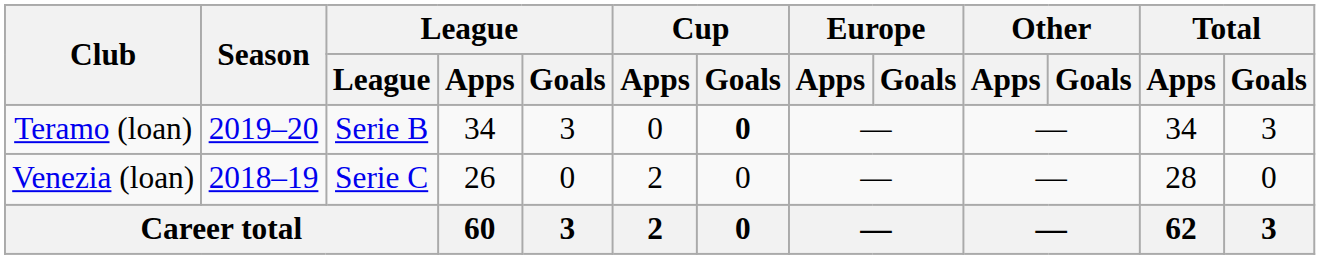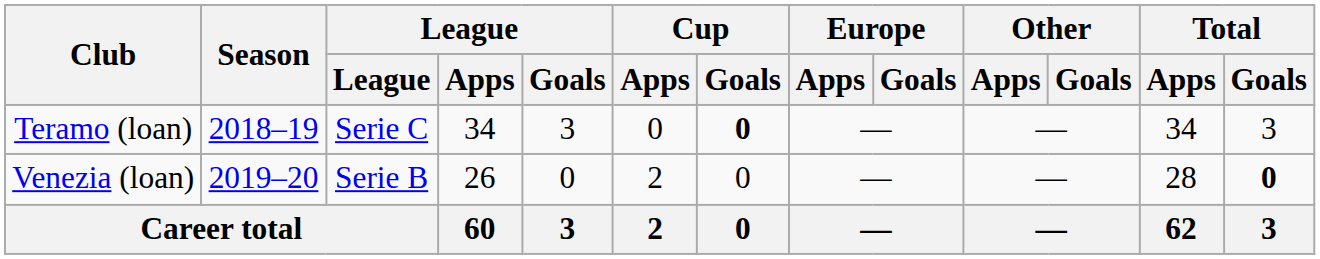(264, 128) 2019–20 -> (264, 128) 2018–19
(382, 128) Serie B -> (382, 128) Serie C
(264, 178) 2018–19 -> (264, 178) 2019–20
(382, 178) Serie C -> (382, 178) Serie B
(1269, 178) normal -> (1269, 178) bold
